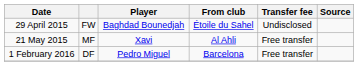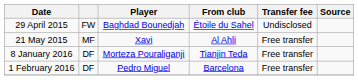+ row: (42, 53)
